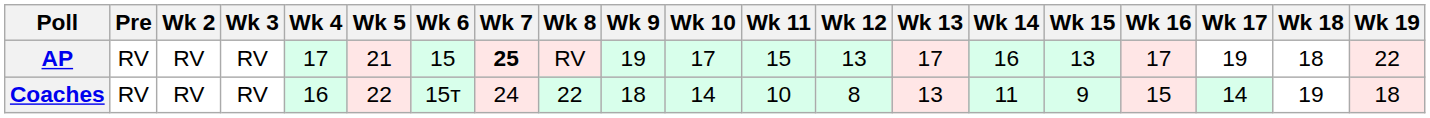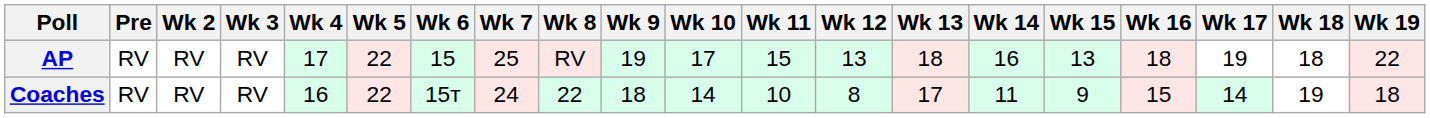(379, 58) 21 -> (379, 58) 22
(506, 58) bold -> (506, 58) normal
(930, 58) 17 -> (930, 58) 18
(1159, 58) 17 -> (1159, 58) 18
(930, 94) 13 -> (930, 94) 17
